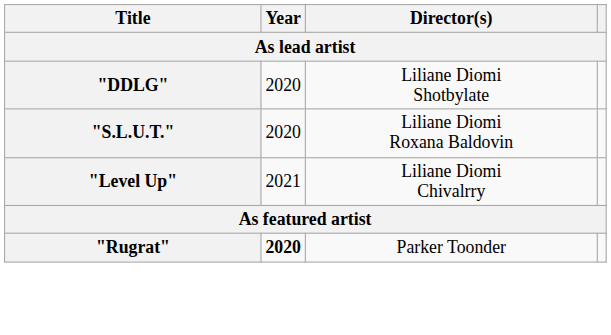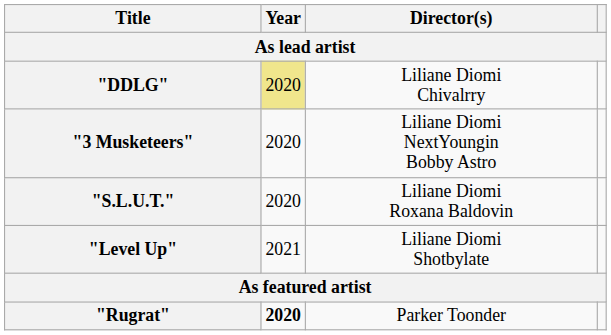(283, 84) no background -> (283, 84) khaki background
(451, 84) Liliane Diomi Shotbylate -> (451, 84) Liliane Diomi Chivalrry
+ row: (133, 143)
(451, 181) Liliane Diomi Chivalrry -> (451, 249) Liliane Diomi Shotbylate
